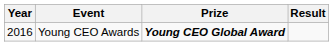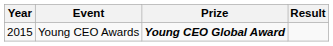(20, 31) 2016 -> (20, 31) 2015
